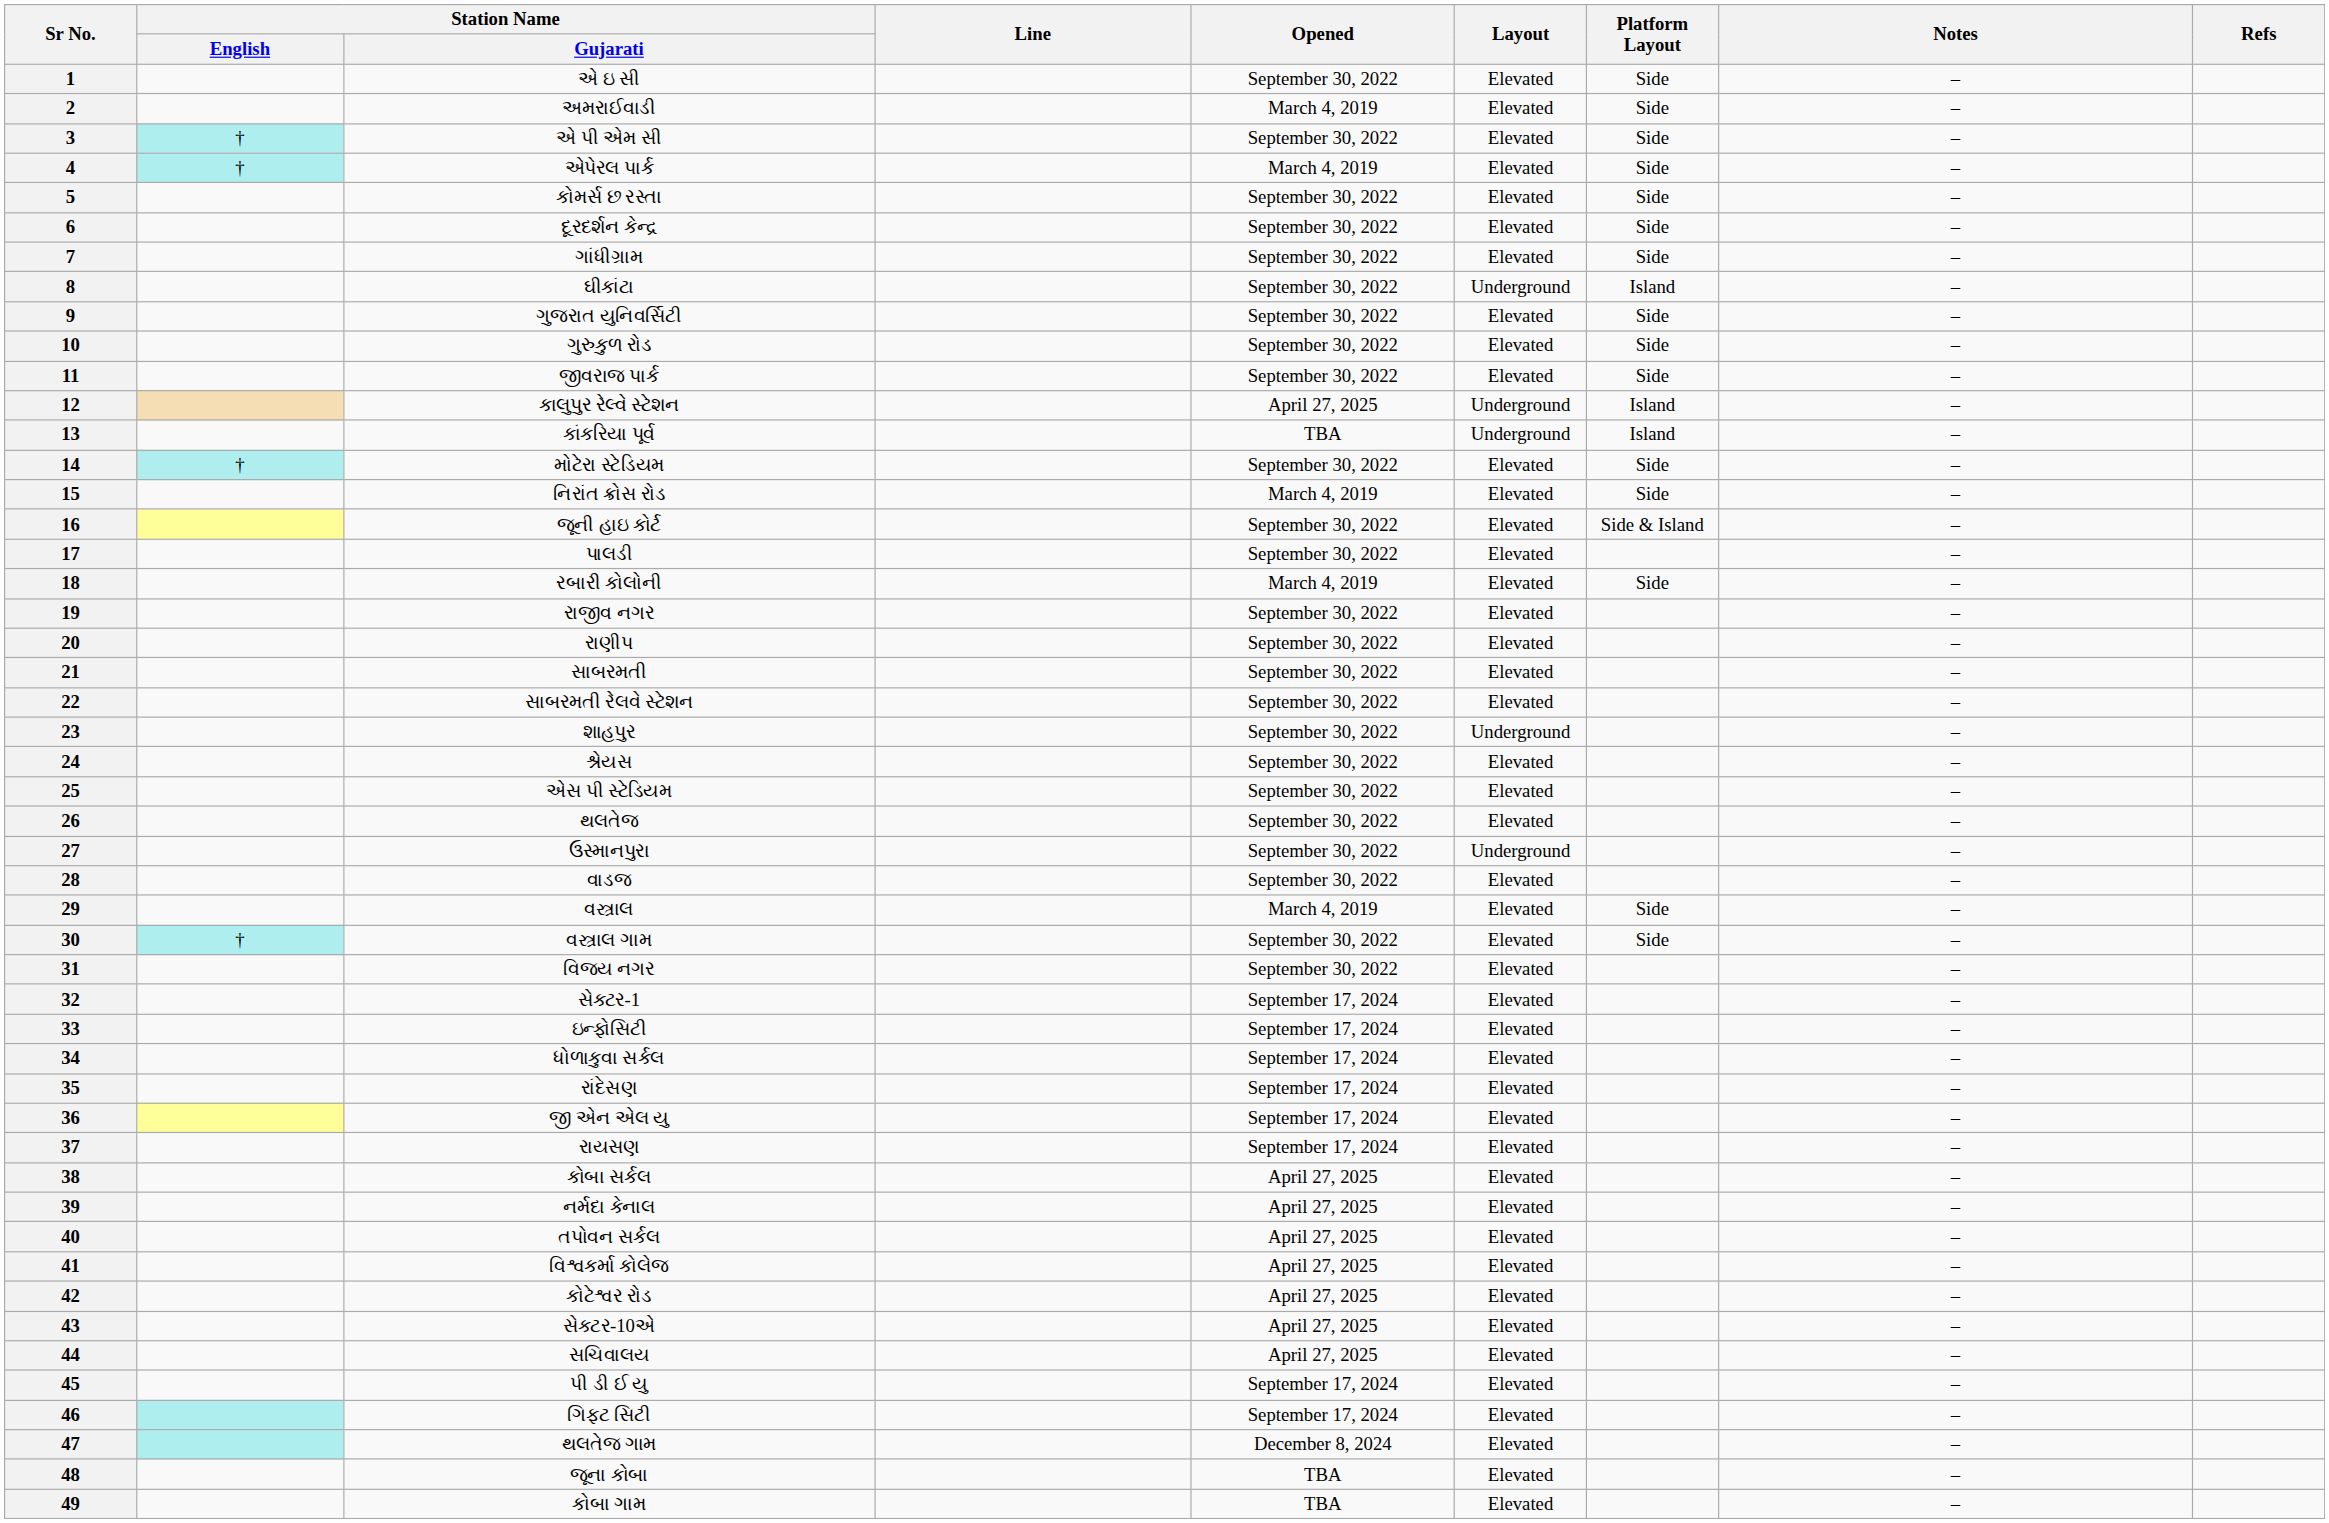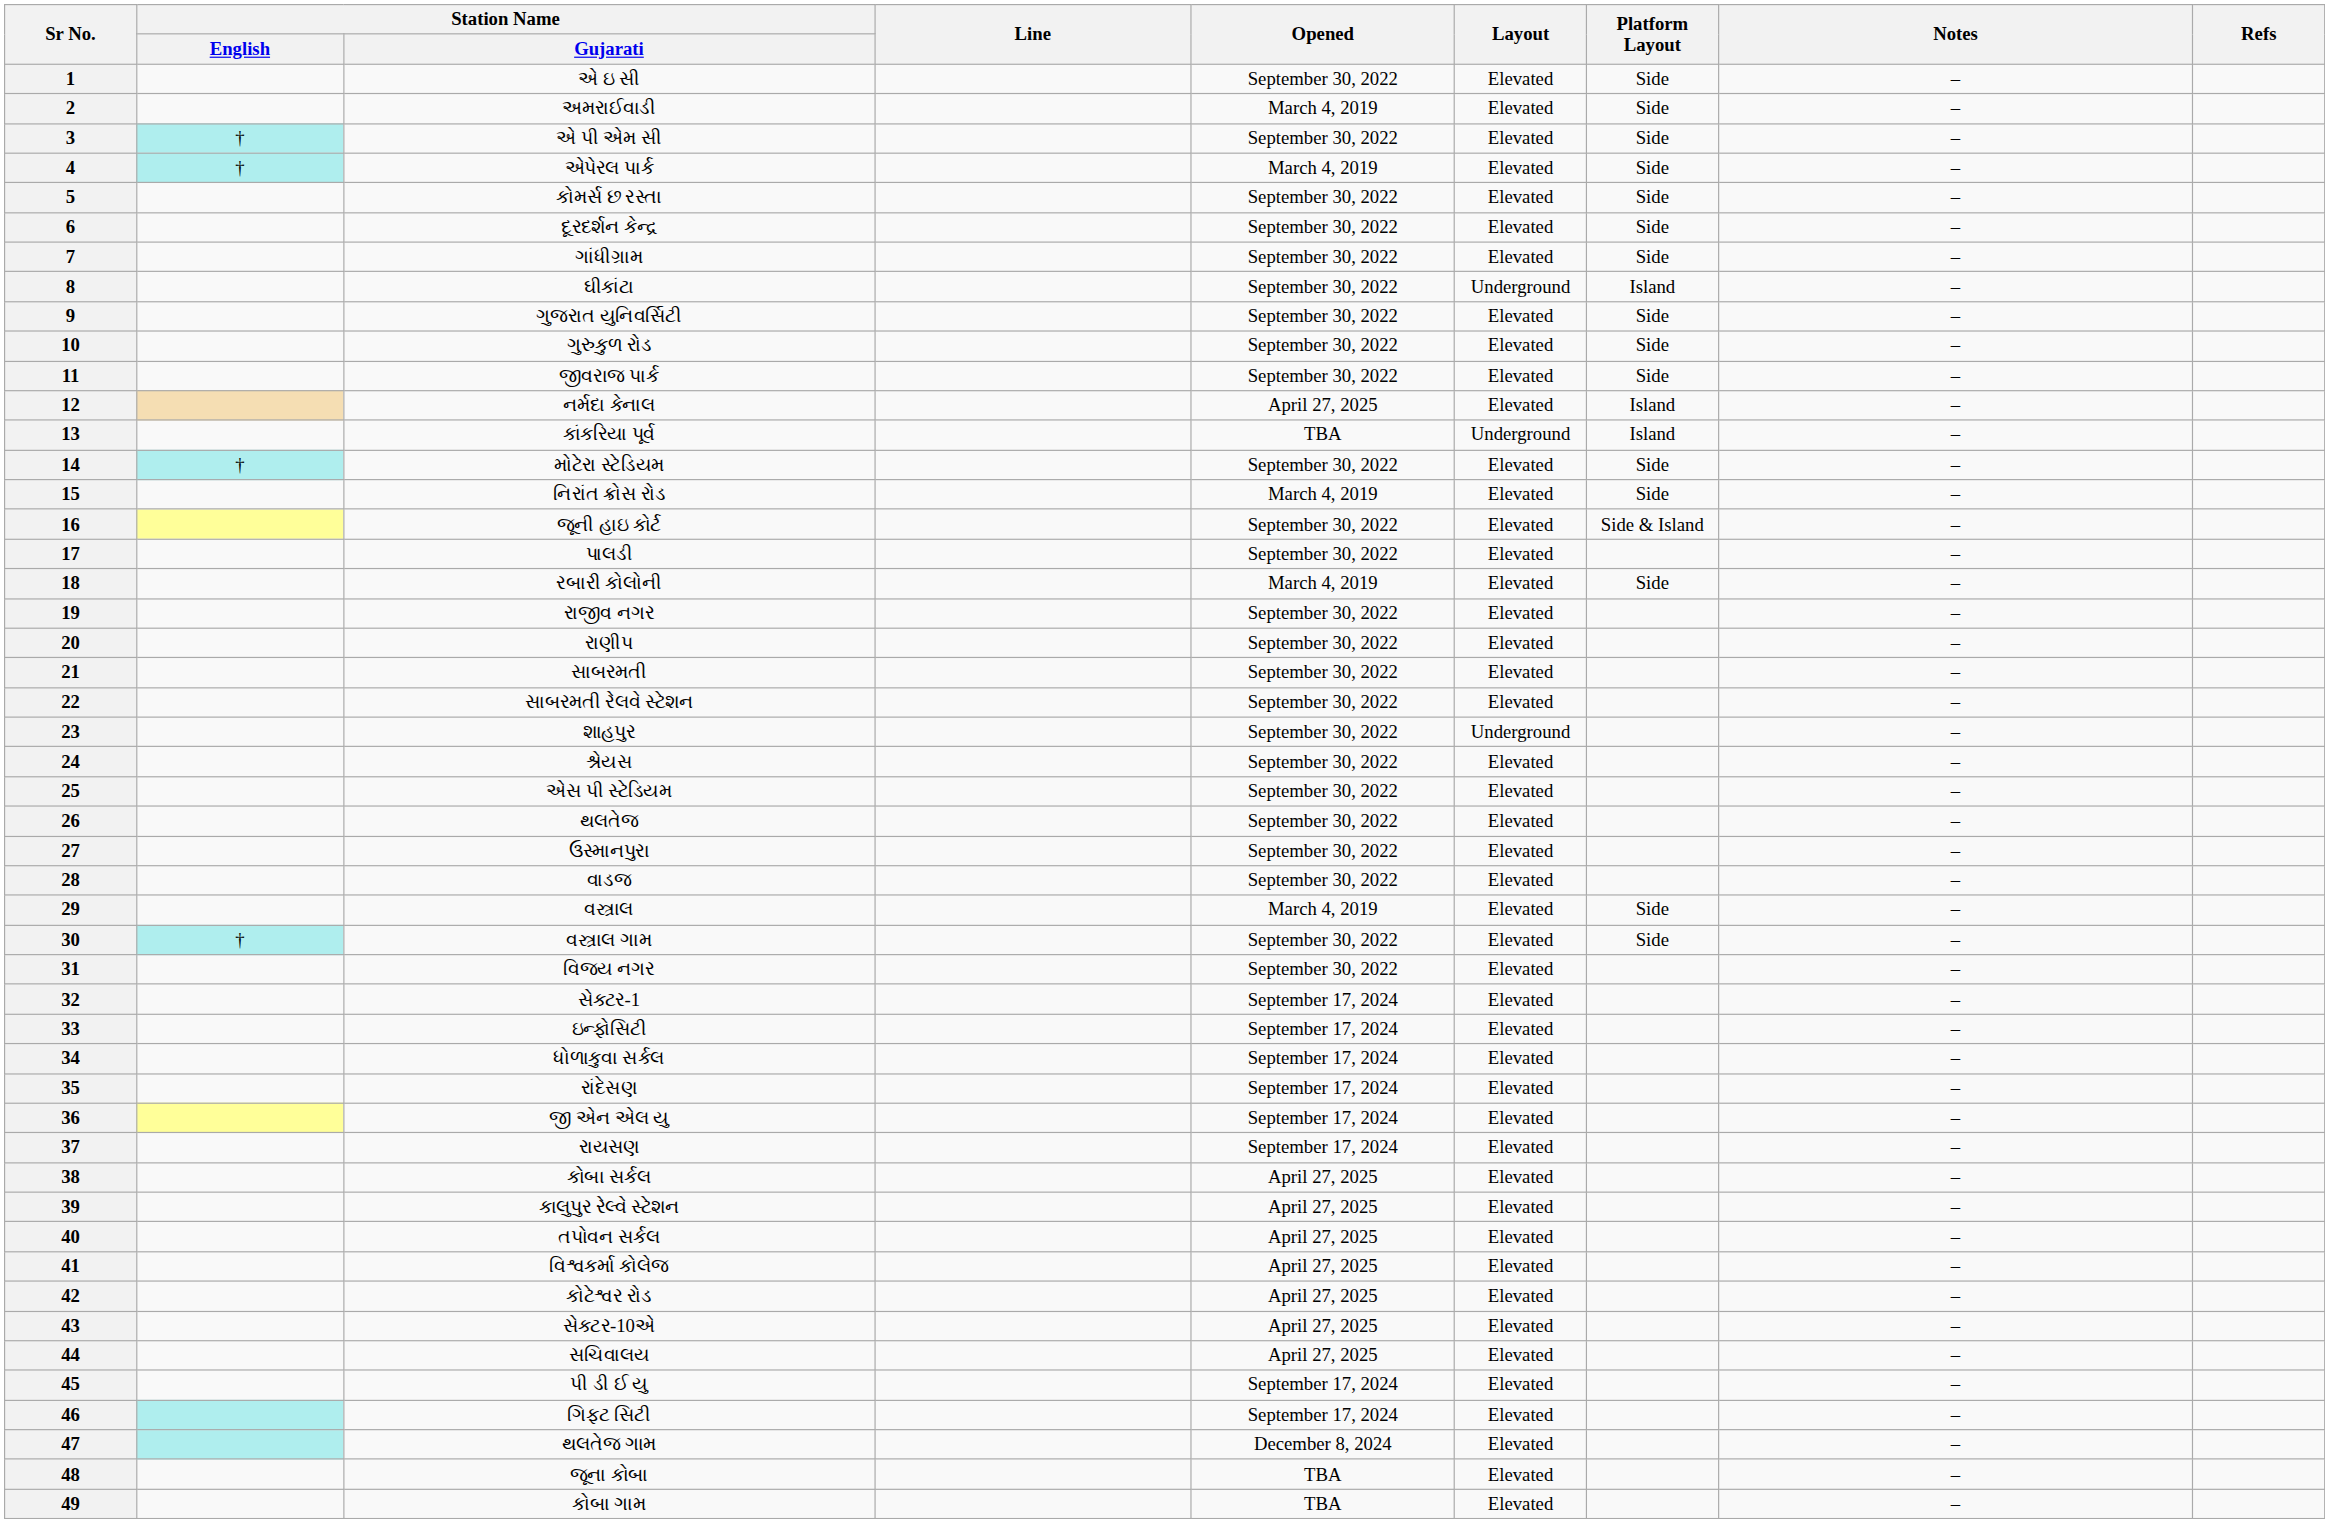(609, 405) કાલુપુર રેલ્વે સ્ટેશન -> (609, 405) નર્મદા કેનાલ
(1521, 405) Underground -> (1521, 405) Elevated
(1521, 850) Underground -> (1521, 850) Elevated
(609, 1206) નર્મદા કેનાલ -> (609, 1206) કાલુપુર રેલ્વે સ્ટેશન
